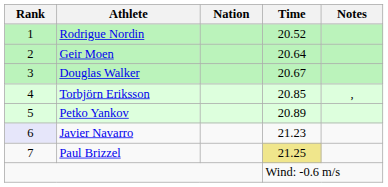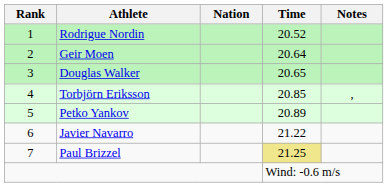(292, 73) 20.67 -> (292, 73) 20.65
(30, 133) lavender background -> (30, 133) no background
(292, 133) 21.23 -> (292, 133) 21.22
